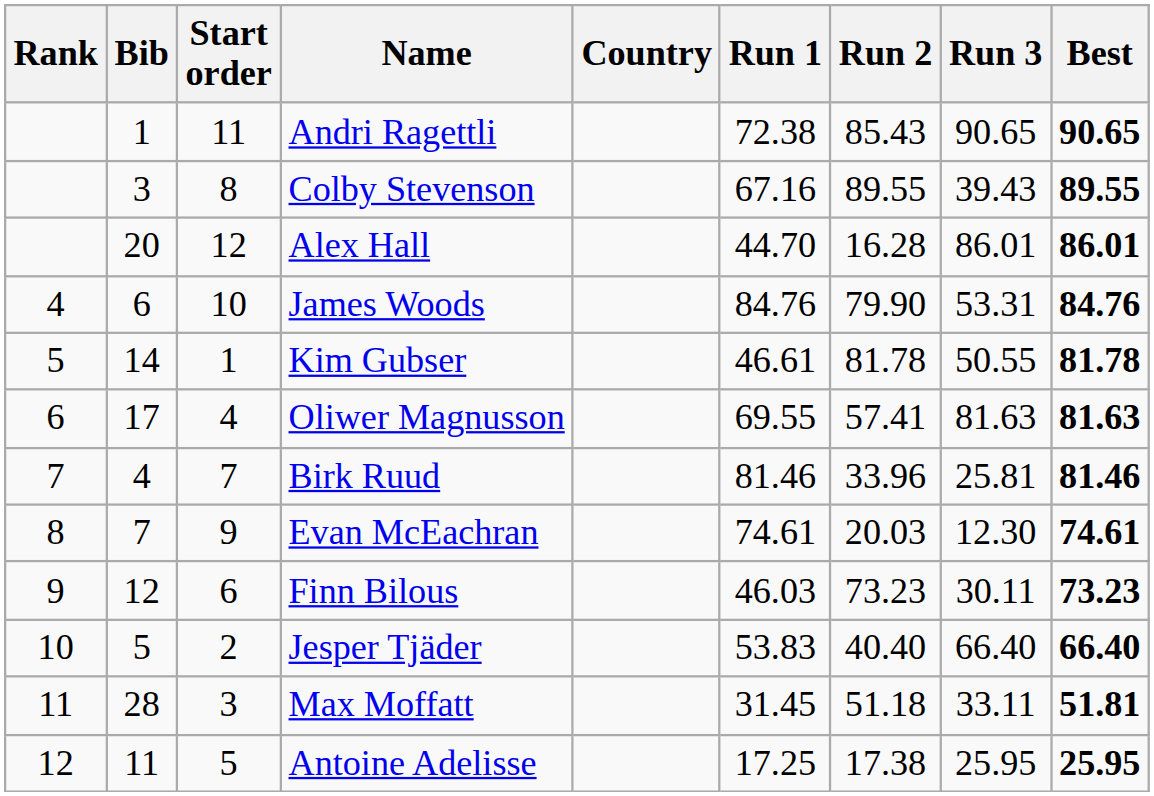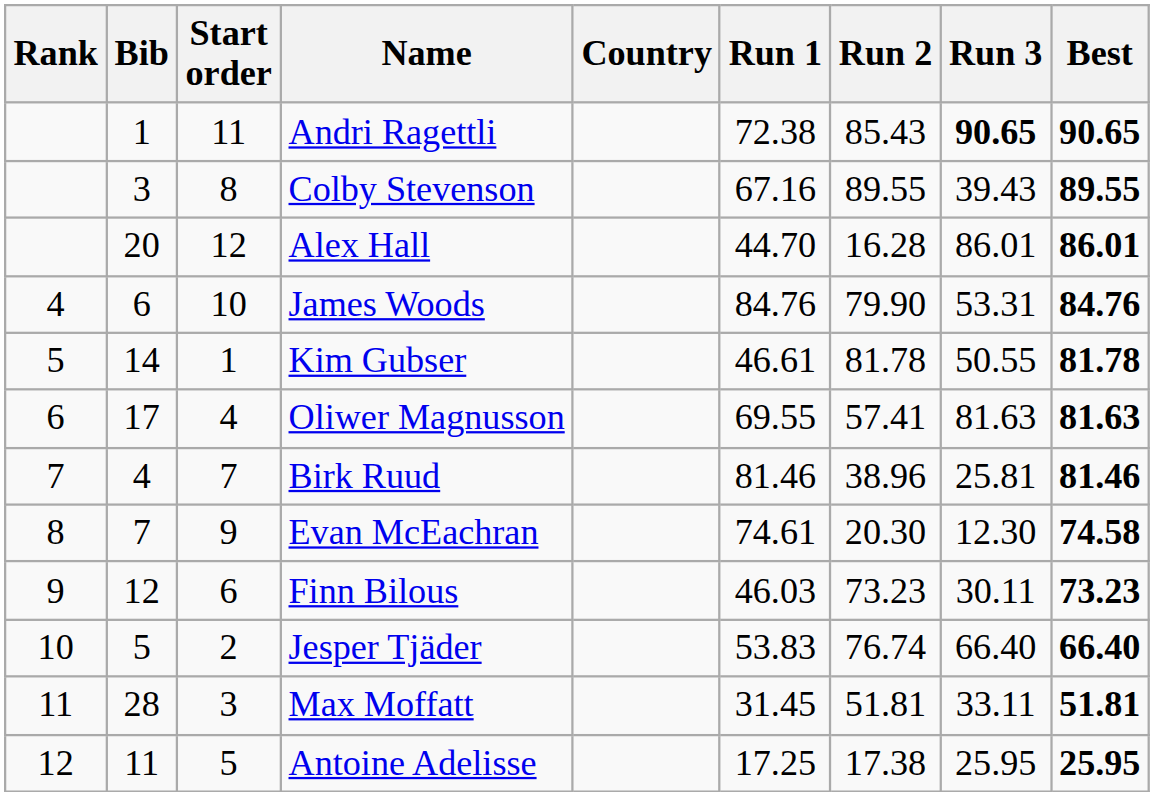(996, 131) normal -> (996, 131) bold
(886, 475) 33.96 -> (886, 475) 38.96
(886, 532) 20.03 -> (886, 532) 20.30
(1100, 532) 74.61 -> (1100, 532) 74.58
(886, 647) 40.40 -> (886, 647) 76.74
(886, 704) 51.18 -> (886, 704) 51.81
